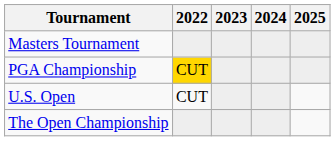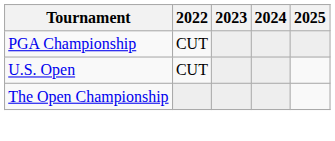- row: (74, 44)
(192, 70) gold background -> (192, 44) no background
